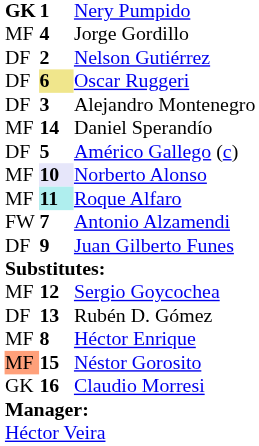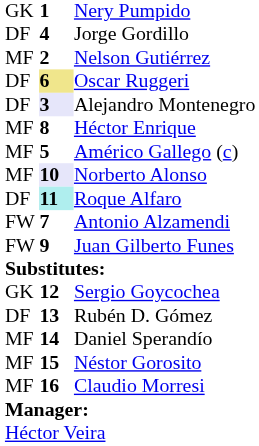(20, 10) bold -> (19, 10) normal
(19, 34) MF -> (18, 34) DF
(18, 57) DF -> (19, 57) MF
(44, 104) no background -> (44, 104) lavender background
rows swapped: (135, 338) <-> (143, 127)
(18, 151) DF -> (19, 151) MF
(19, 198) MF -> (18, 198) DF
(18, 245) DF -> (20, 245) FW
(19, 292) MF -> (19, 292) GK
(19, 362) lightsalmon background -> (19, 362) no background
(19, 385) GK -> (19, 385) MF
